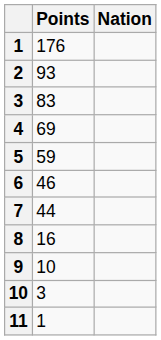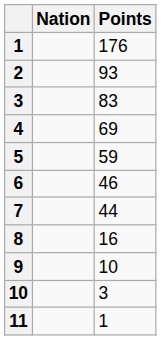columns swapped: (125, 19) <-> (63, 19)
